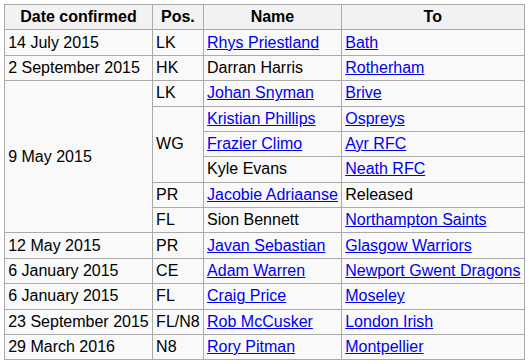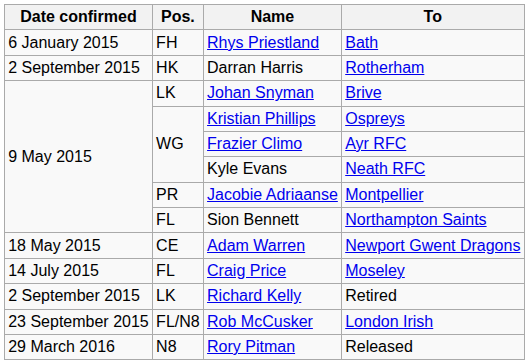(54, 42) 14 July 2015 -> (63, 42) 6 January 2015
(166, 42) LK -> (167, 42) FH
(379, 194) Released -> (384, 194) Montpellier
- row: (266, 245)
(63, 270) 6 January 2015 -> (54, 245) 18 May 2015
(63, 296) 6 January 2015 -> (54, 270) 14 July 2015
+ row: (254, 296)
(384, 347) Montpellier -> (379, 347) Released
